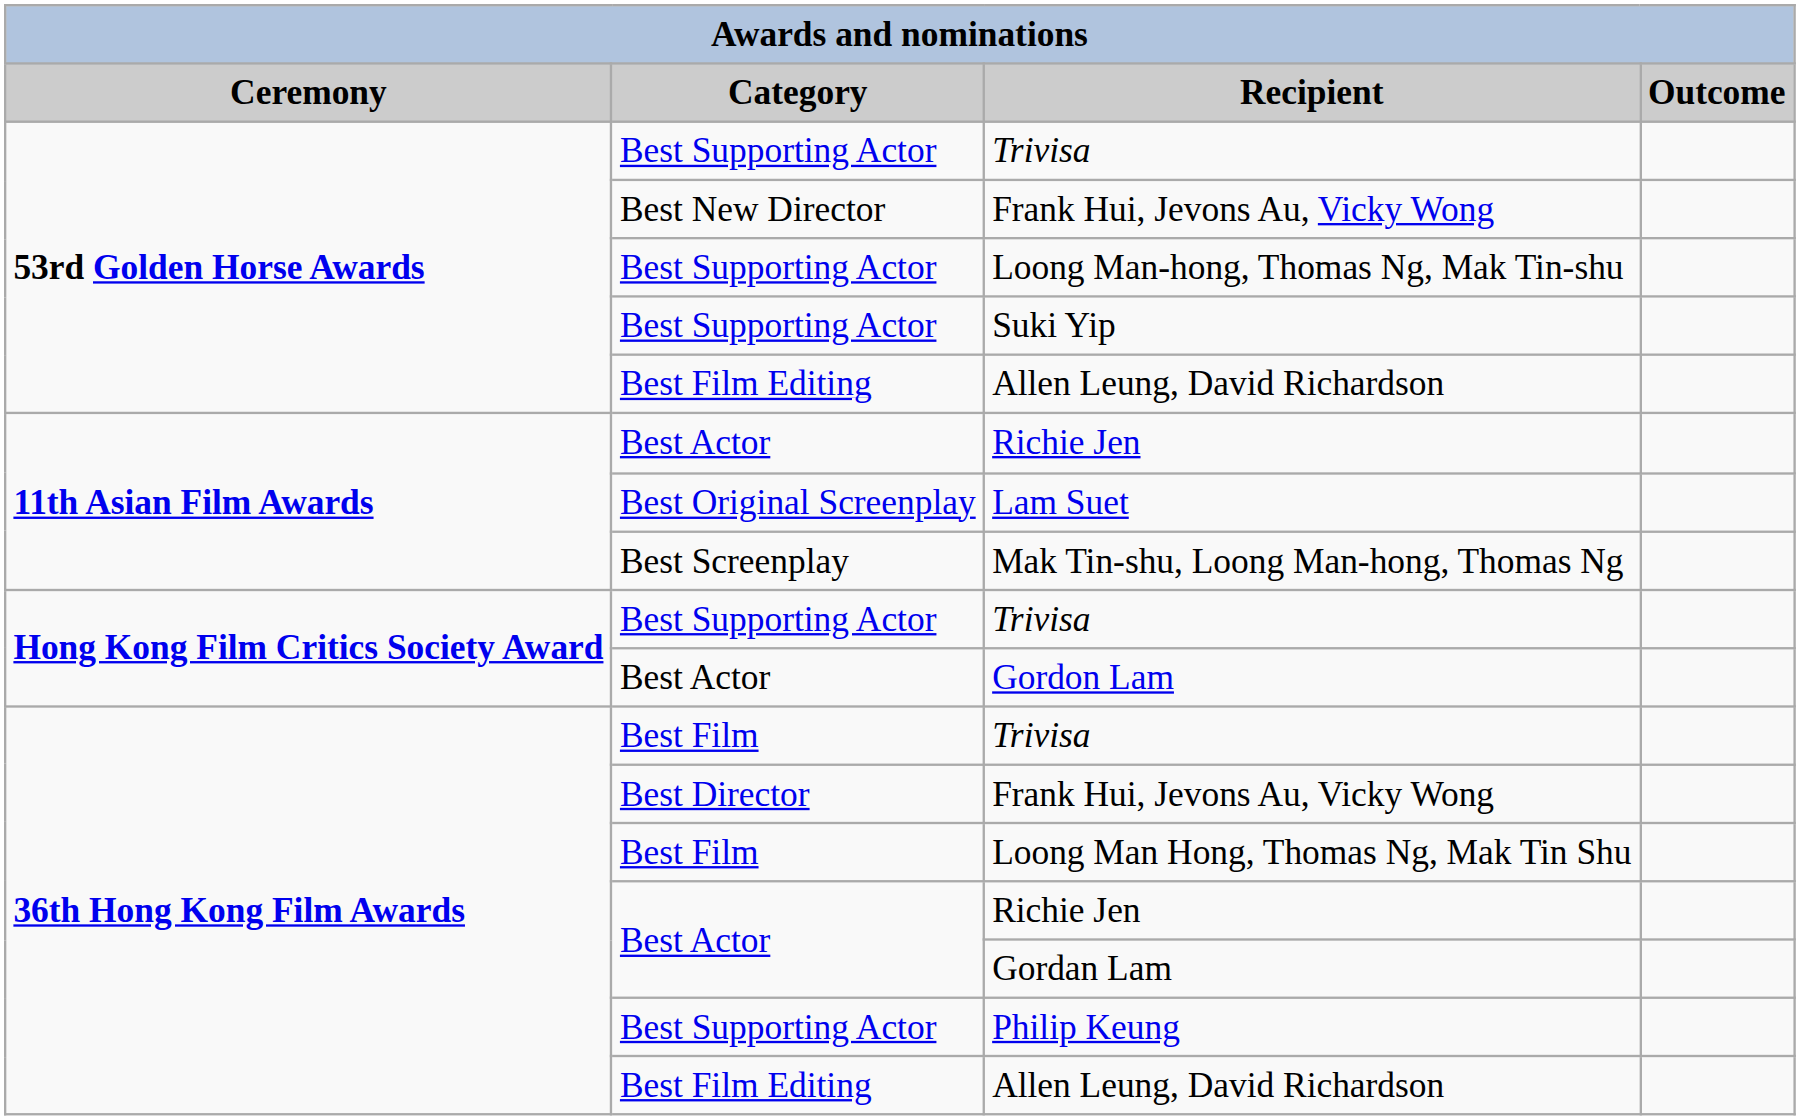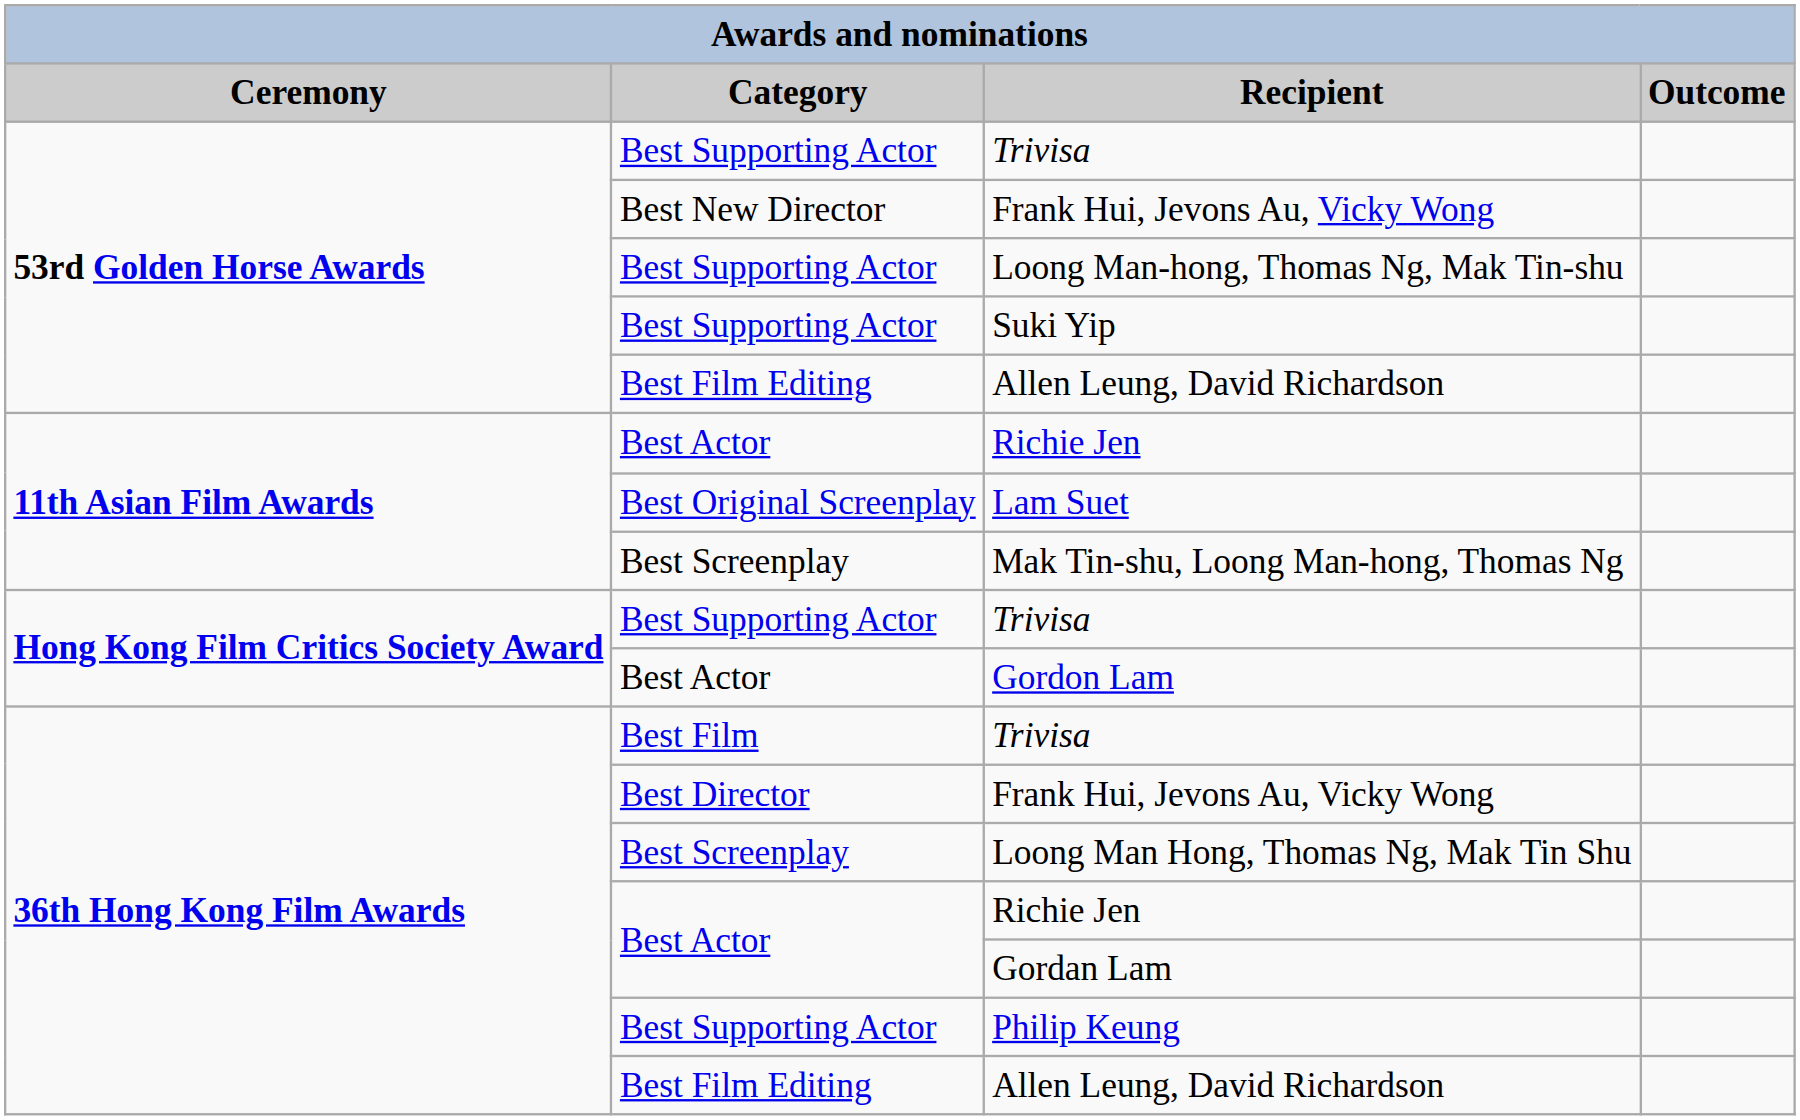(689, 851) Best Film -> (734, 851) Best Screenplay
